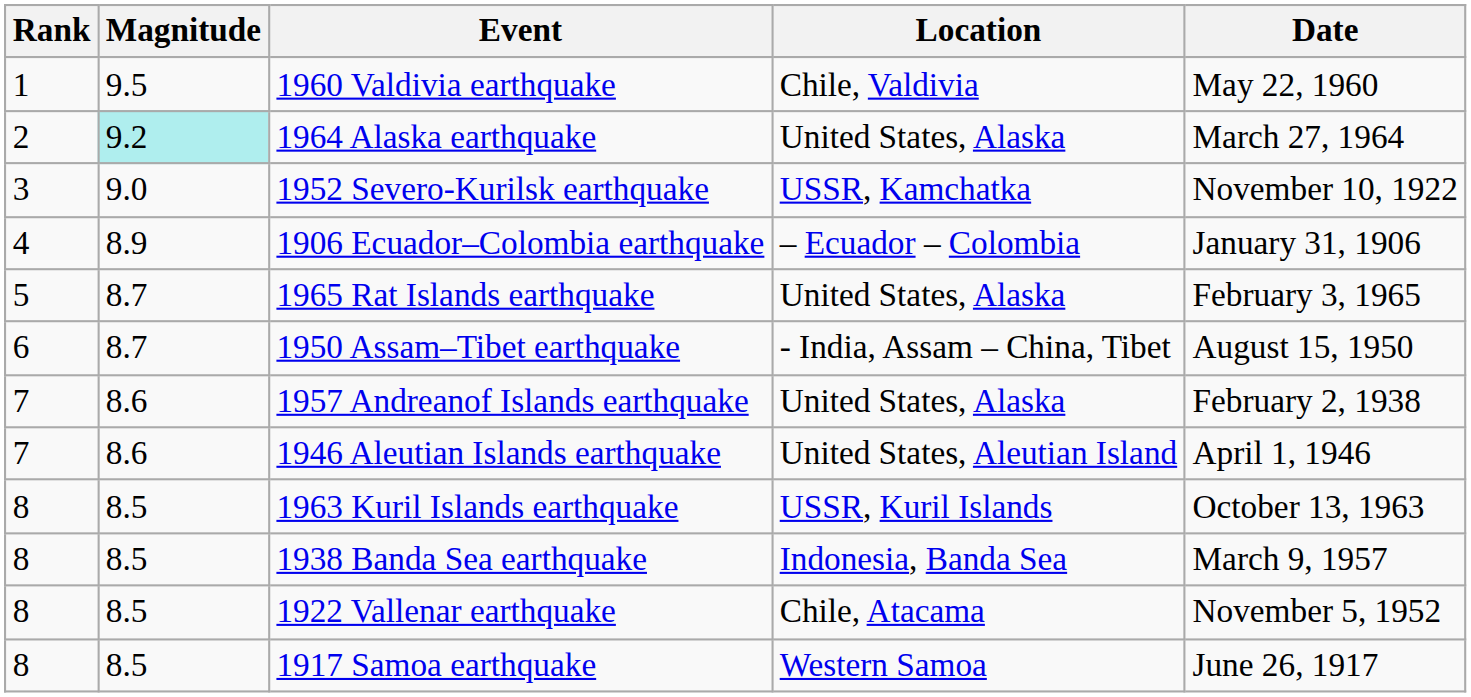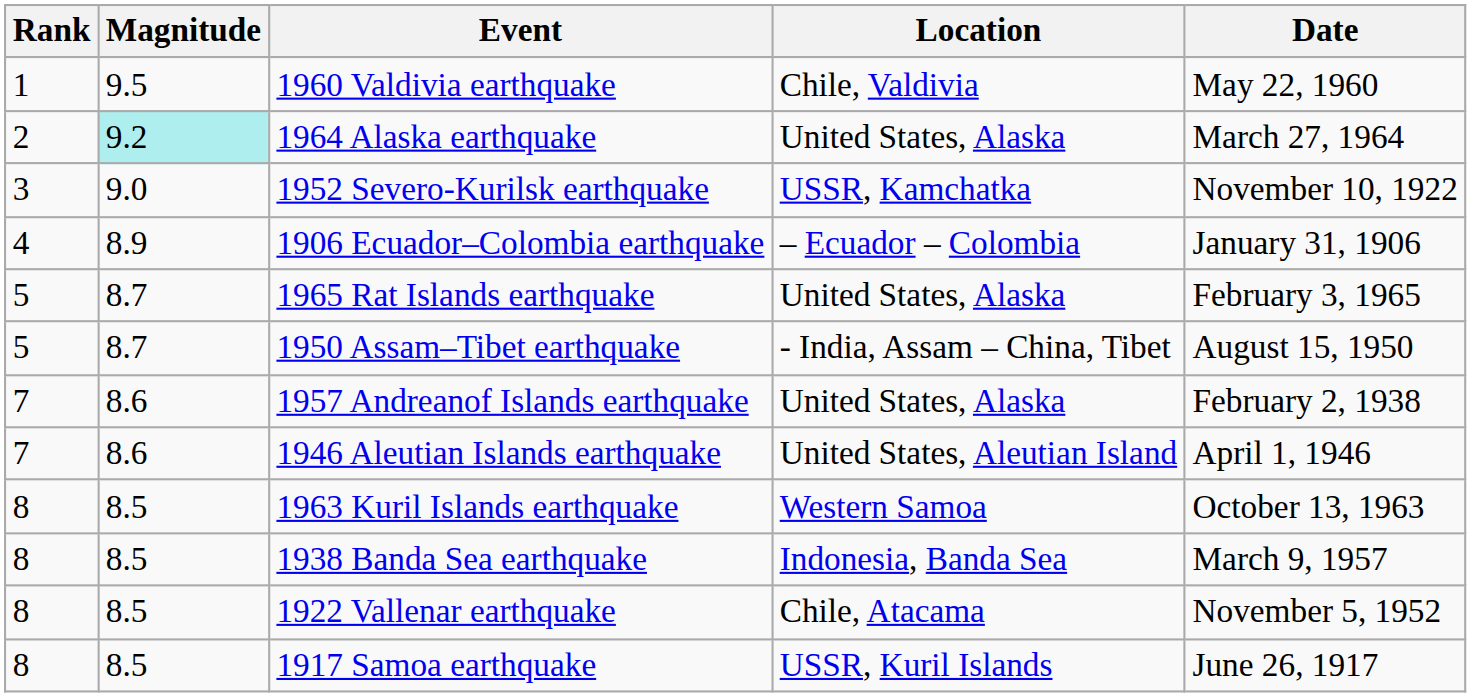(21, 347) 6 -> (21, 347) 5
(916, 505) USSR, Kuril Islands -> (883, 505) Western Samoa
(883, 664) Western Samoa -> (916, 664) USSR, Kuril Islands
